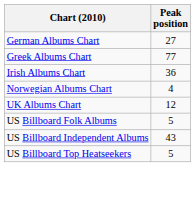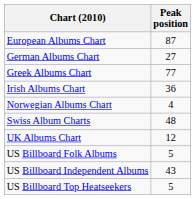+ row: (56, 40)
+ row: (48, 121)
